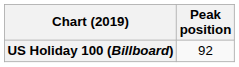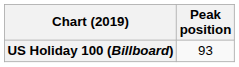(205, 51) 92 -> (205, 51) 93
